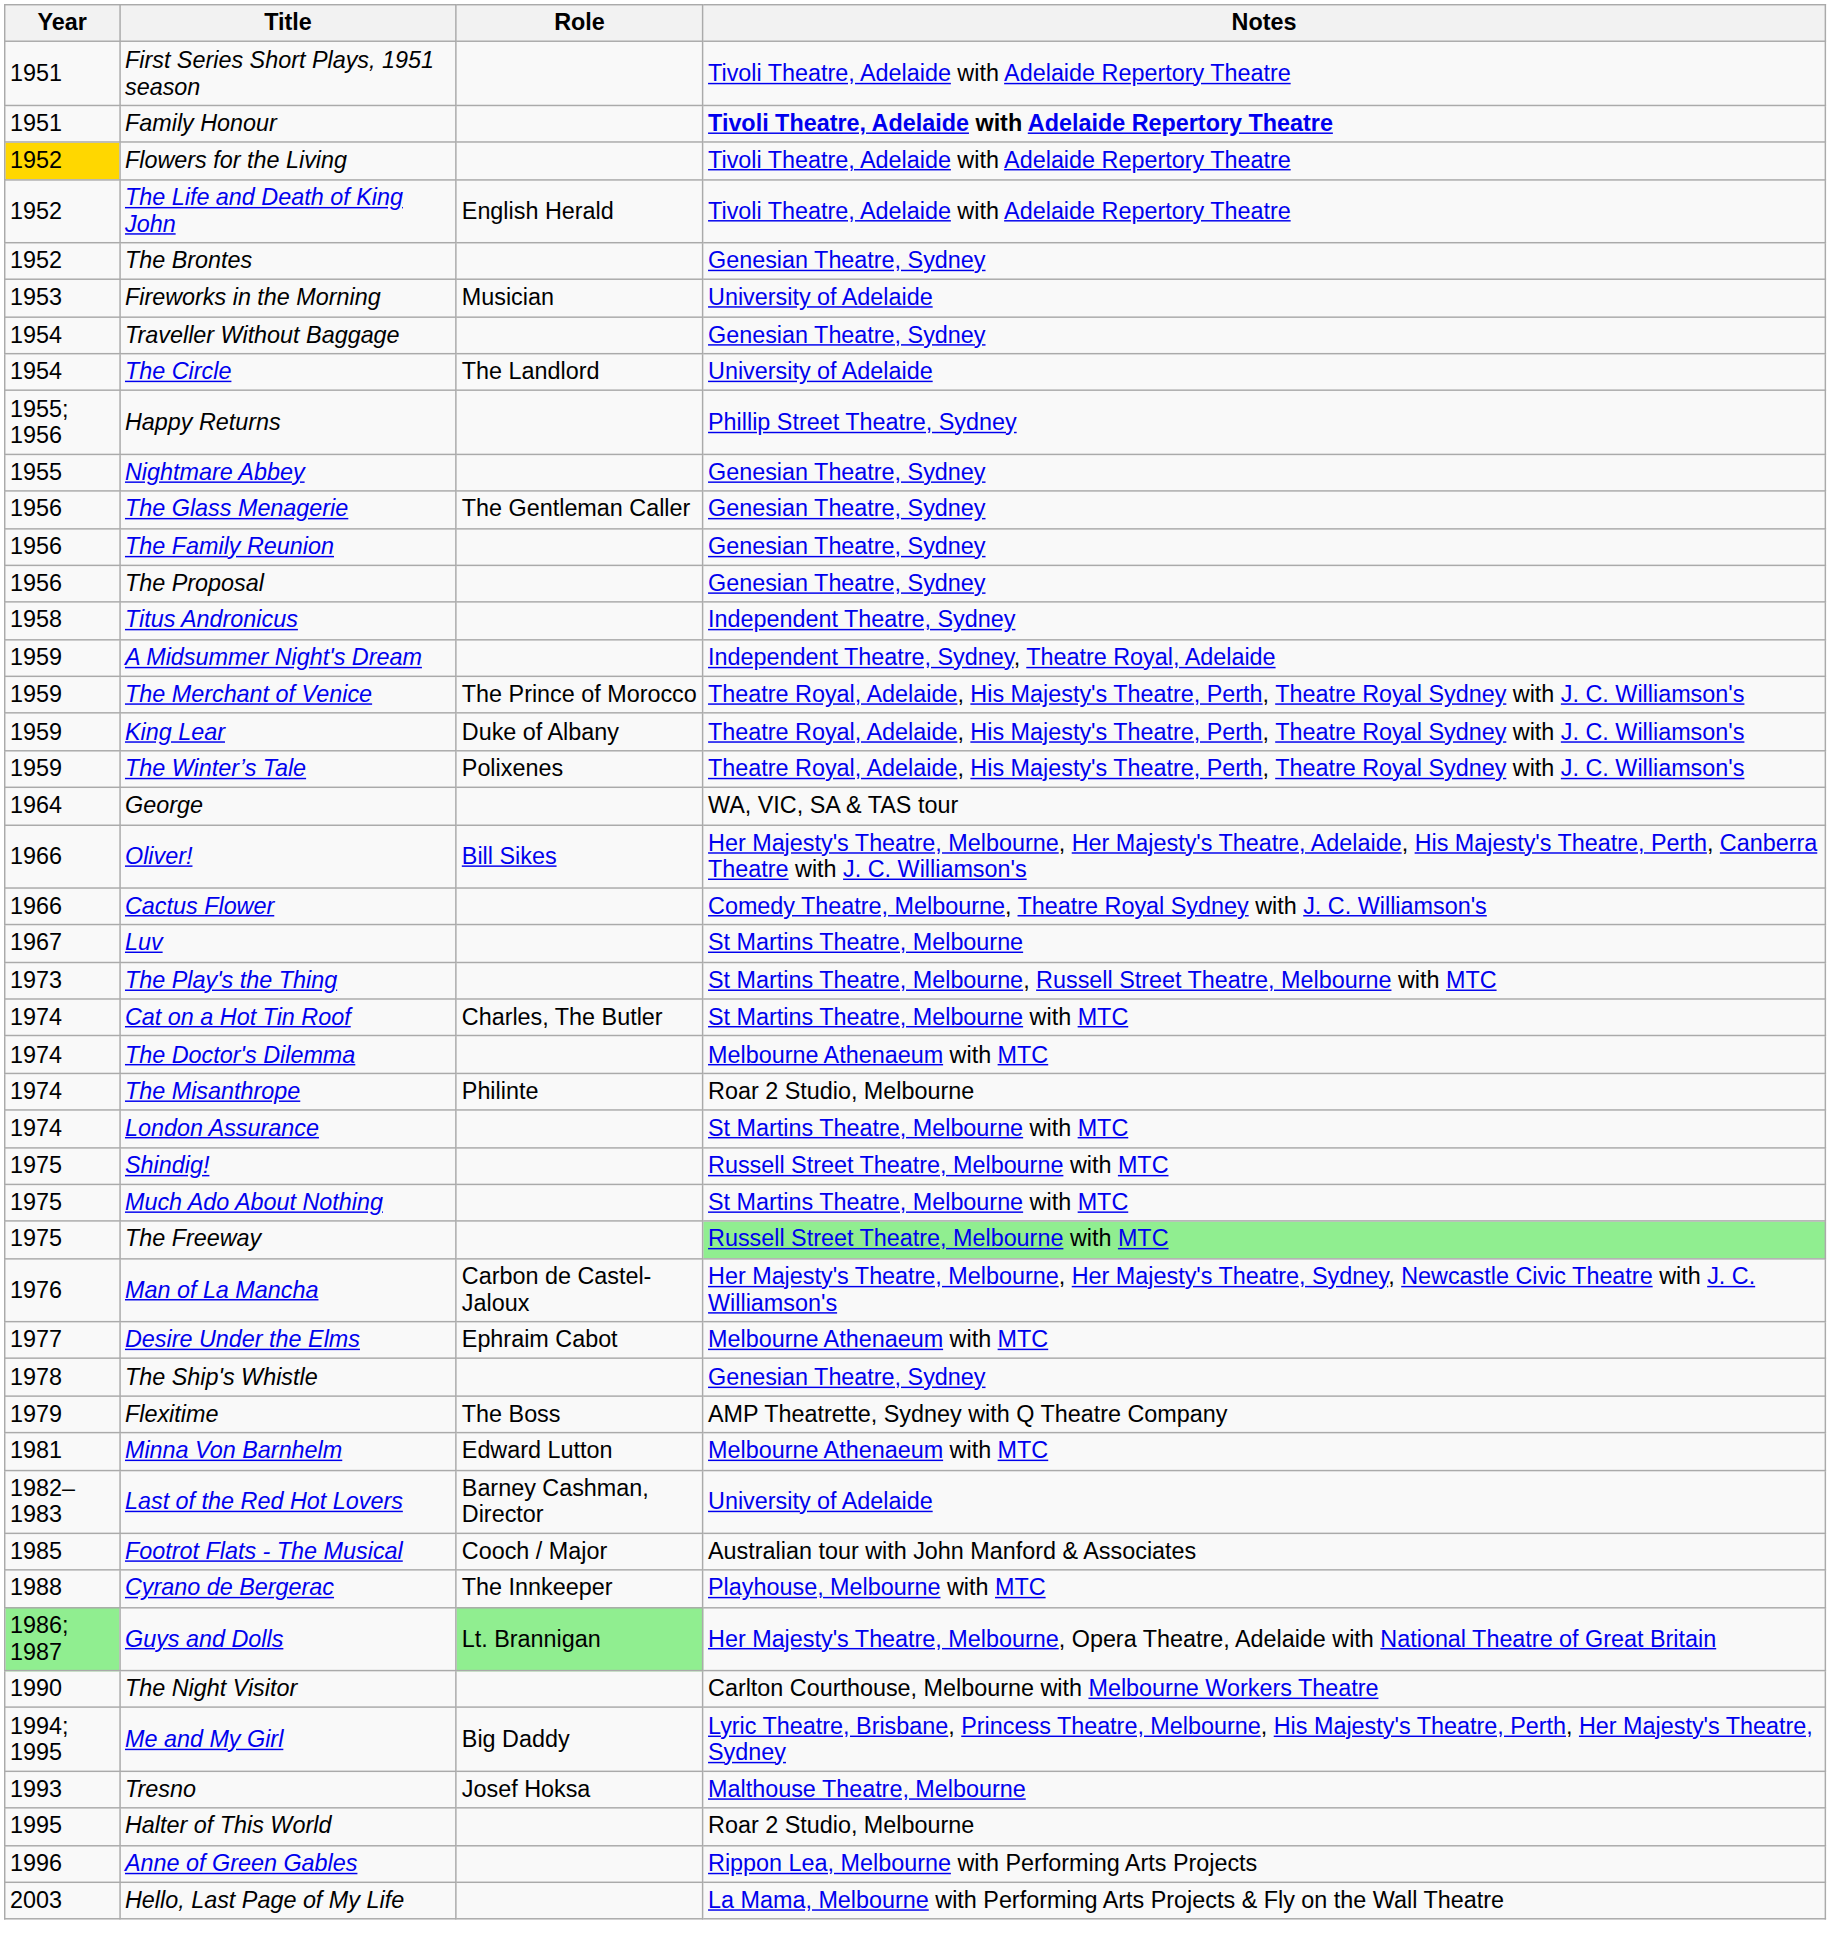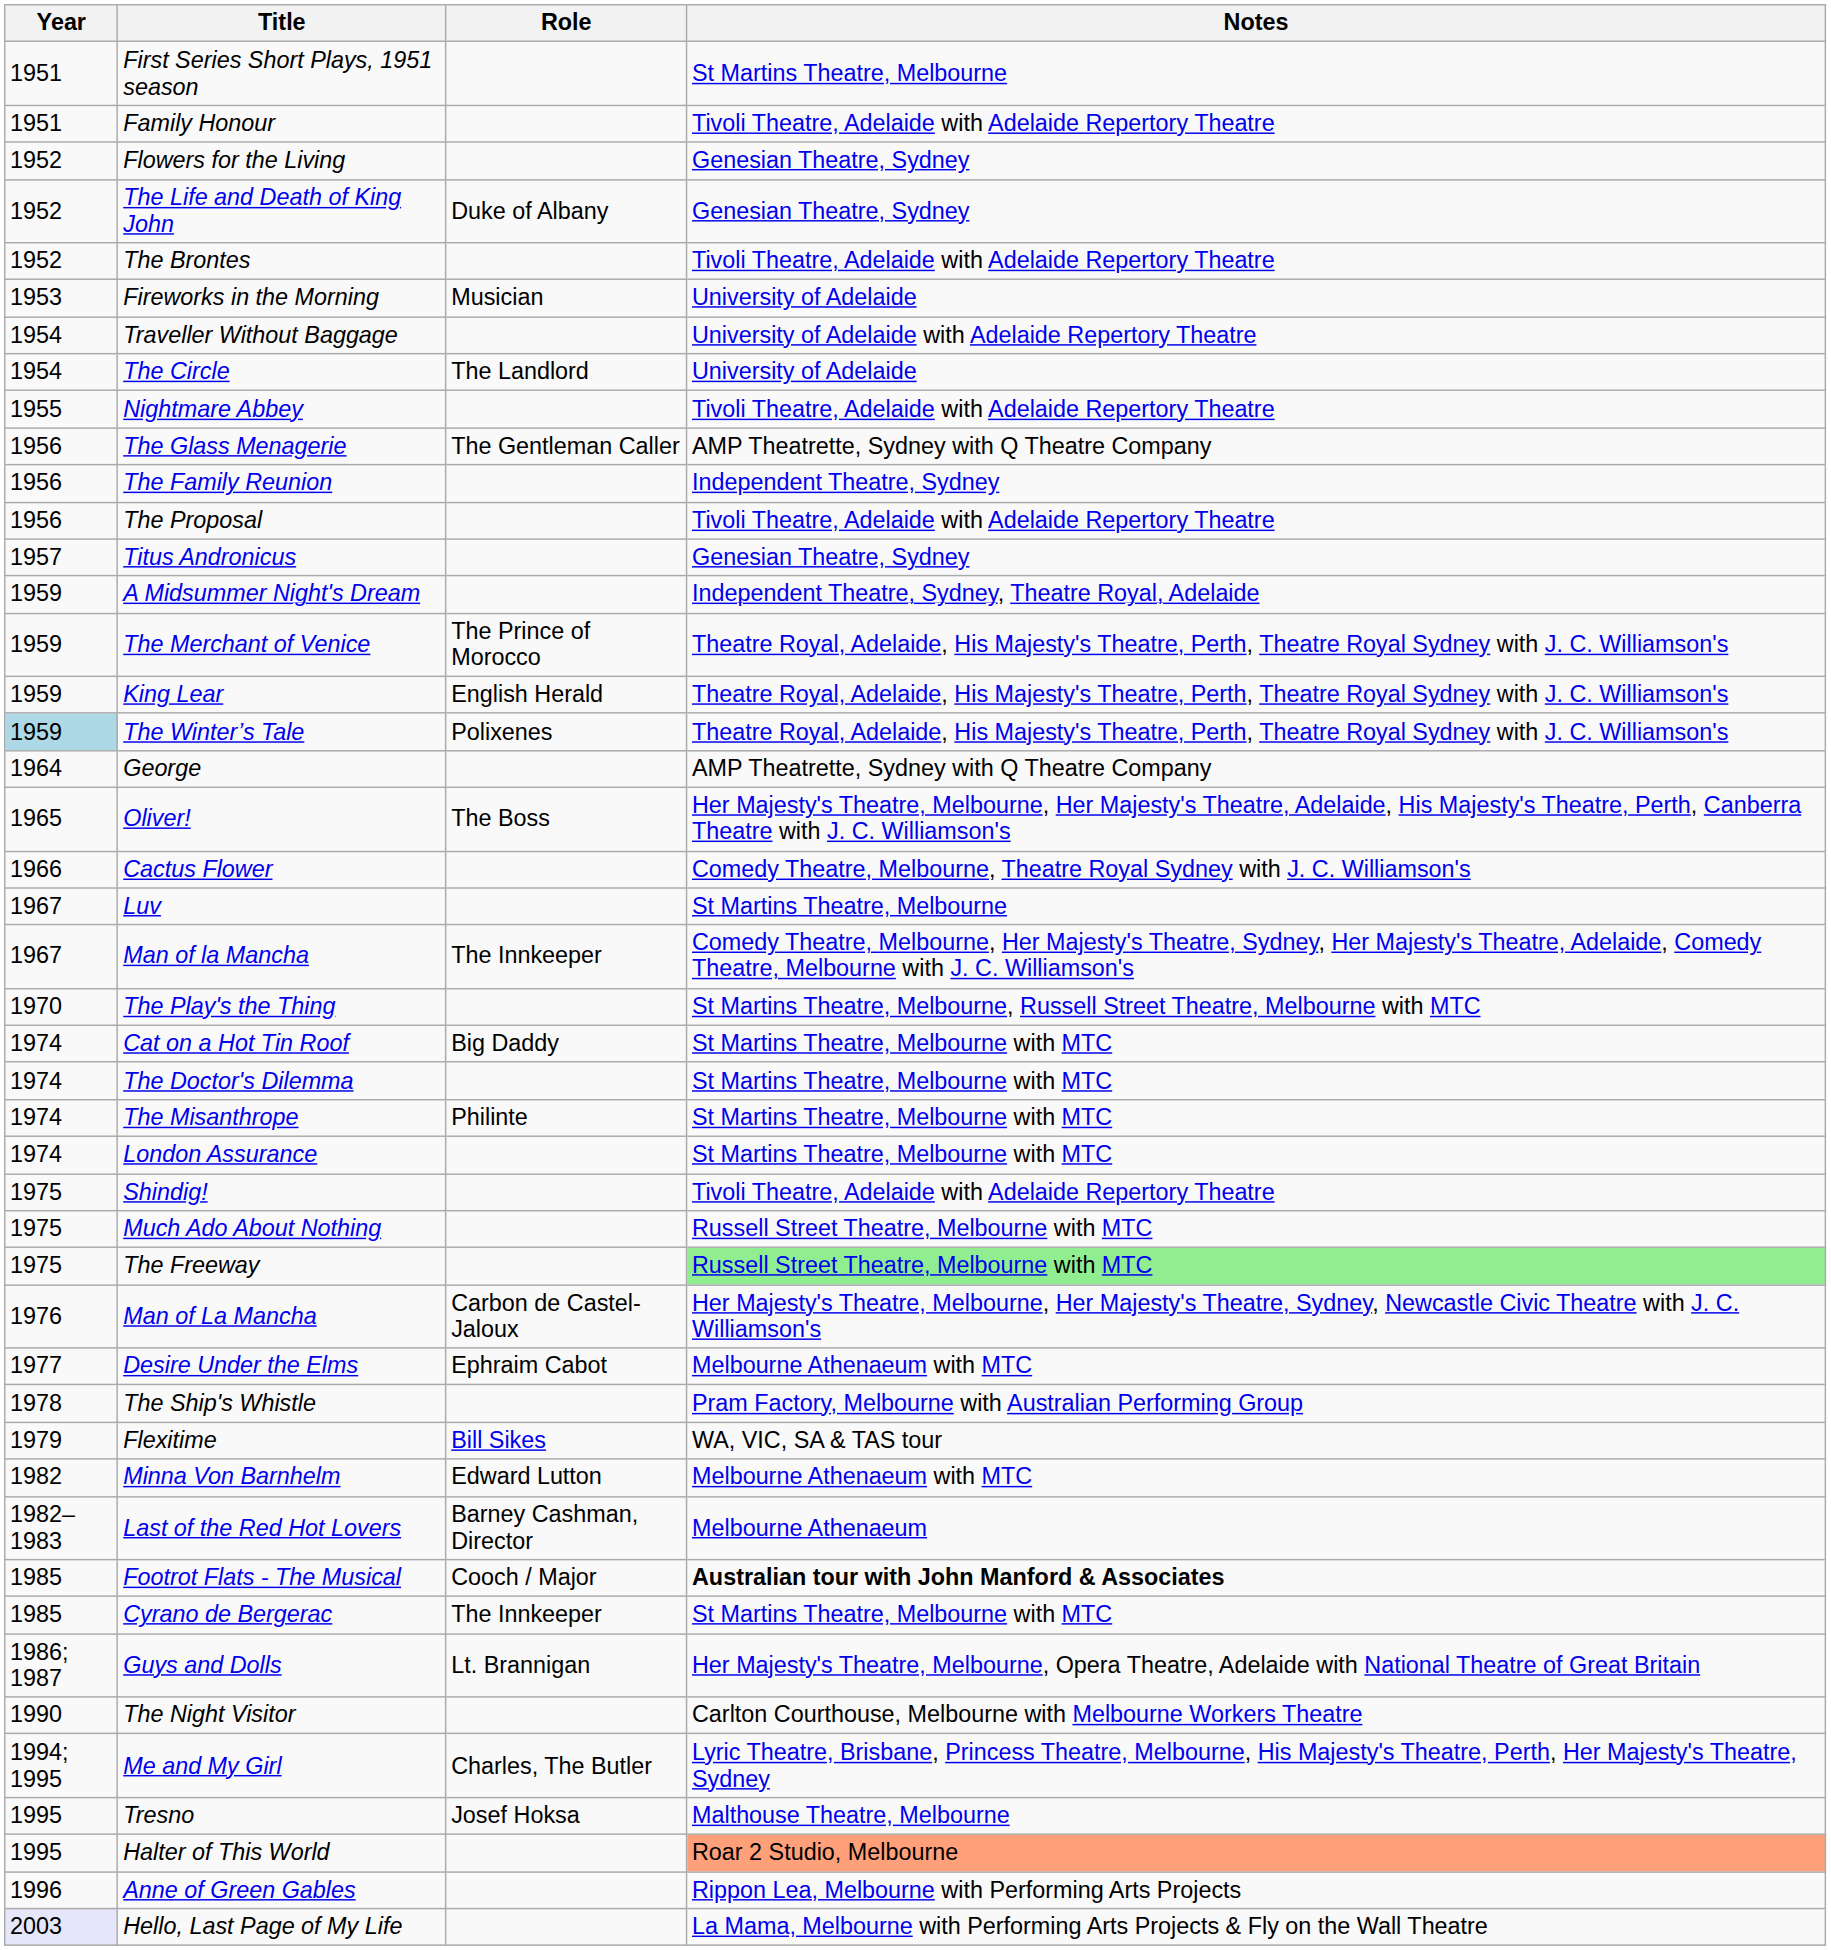(999, 73) Tivoli Theatre, Adelaide with Adelaide Repertory Theatre -> (850, 73) St Martins Theatre, Melbourne
(1020, 123) bold -> (983, 123) normal
(36, 160) gold background -> (36, 160) no background
(999, 160) Tivoli Theatre, Adelaide with Adelaide Repertory Theatre -> (831, 160) Genesian Theatre, Sydney
(538, 210) English Herald -> (530, 210) Duke of Albany
(999, 210) Tivoli Theatre, Adelaide with Adelaide Repertory Theatre -> (831, 210) Genesian Theatre, Sydney
(847, 260) Genesian Theatre, Sydney -> (983, 260) Tivoli Theatre, Adelaide with Adelaide Repertory Theatre
(847, 334) Genesian Theatre, Sydney -> (974, 334) University of Adelaide with Adelaide Repertory Theatre
- row: (203, 422)
(847, 472) Genesian Theatre, Sydney -> (983, 409) Tivoli Theatre, Adelaide with Adelaide Repertory Theatre
(847, 509) Genesian Theatre, Sydney -> (952, 446) AMP Theatrette, Sydney with Q Theatre Company
(847, 546) Genesian Theatre, Sydney -> (846, 483) Independent Theatre, Sydney
(847, 583) Genesian Theatre, Sydney -> (983, 520) Tivoli Theatre, Adelaide with Adelaide Repertory Theatre
(36, 620) 1958 -> (36, 557) 1957
(862, 620) Independent Theatre, Sydney -> (831, 557) Genesian Theatre, Sydney
(540, 731) Duke of Albany -> (527, 694) English Herald
(36, 768) no background -> (36, 731) lightblue background
(833, 805) WA, VIC, SA & TAS tour -> (952, 768) AMP Theatrette, Sydney with Q Theatre Company
(36, 855) 1966 -> (36, 818) 1965
(509, 855) Bill Sikes -> (501, 818) The Boss
+ row: (216, 956)
(36, 980) 1973 -> (36, 1006) 1970
(562, 1017) Charles, The Butler -> (505, 1043) Big Daddy
(878, 1054) Melbourne Athenaeum with MTC -> (902, 1080) St Martins Theatre, Melbourne with MTC
(841, 1091) Roar 2 Studio, Melbourne -> (902, 1117) St Martins Theatre, Melbourne with MTC
(938, 1165) Russell Street Theatre, Melbourne with MTC -> (983, 1191) Tivoli Theatre, Adelaide with Adelaide Repertory Theatre
(918, 1202) St Martins Theatre, Melbourne with MTC -> (922, 1228) Russell Street Theatre, Melbourne with MTC
(847, 1376) Genesian Theatre, Sydney -> (998, 1403) Pram Factory, Melbourne with Australian Performing Group
(511, 1414) The Boss -> (499, 1440) Bill Sikes
(968, 1414) AMP Theatrette, Sydney with Q Theatre Company -> (817, 1440) WA, VIC, SA & TAS tour
(36, 1451) 1981 -> (36, 1477) 1982
(820, 1501) University of Adelaide -> (810, 1527) Melbourne Athenaeum
(952, 1551) normal -> (958, 1577) bold
(36, 1588) 1988 -> (36, 1614) 1985
(877, 1588) Playhouse, Melbourne with MTC -> (902, 1614) St Martins Theatre, Melbourne with MTC
(39, 1638) lightgreen background -> (39, 1664) no background
(531, 1638) lightgreen background -> (521, 1664) no background
(516, 1739) Big Daddy -> (552, 1765) Charles, The Butler
(36, 1789) 1993 -> (36, 1815) 1995
(841, 1826) no background -> (825, 1852) lightsalmon background
(36, 1900) no background -> (36, 1926) lavender background
